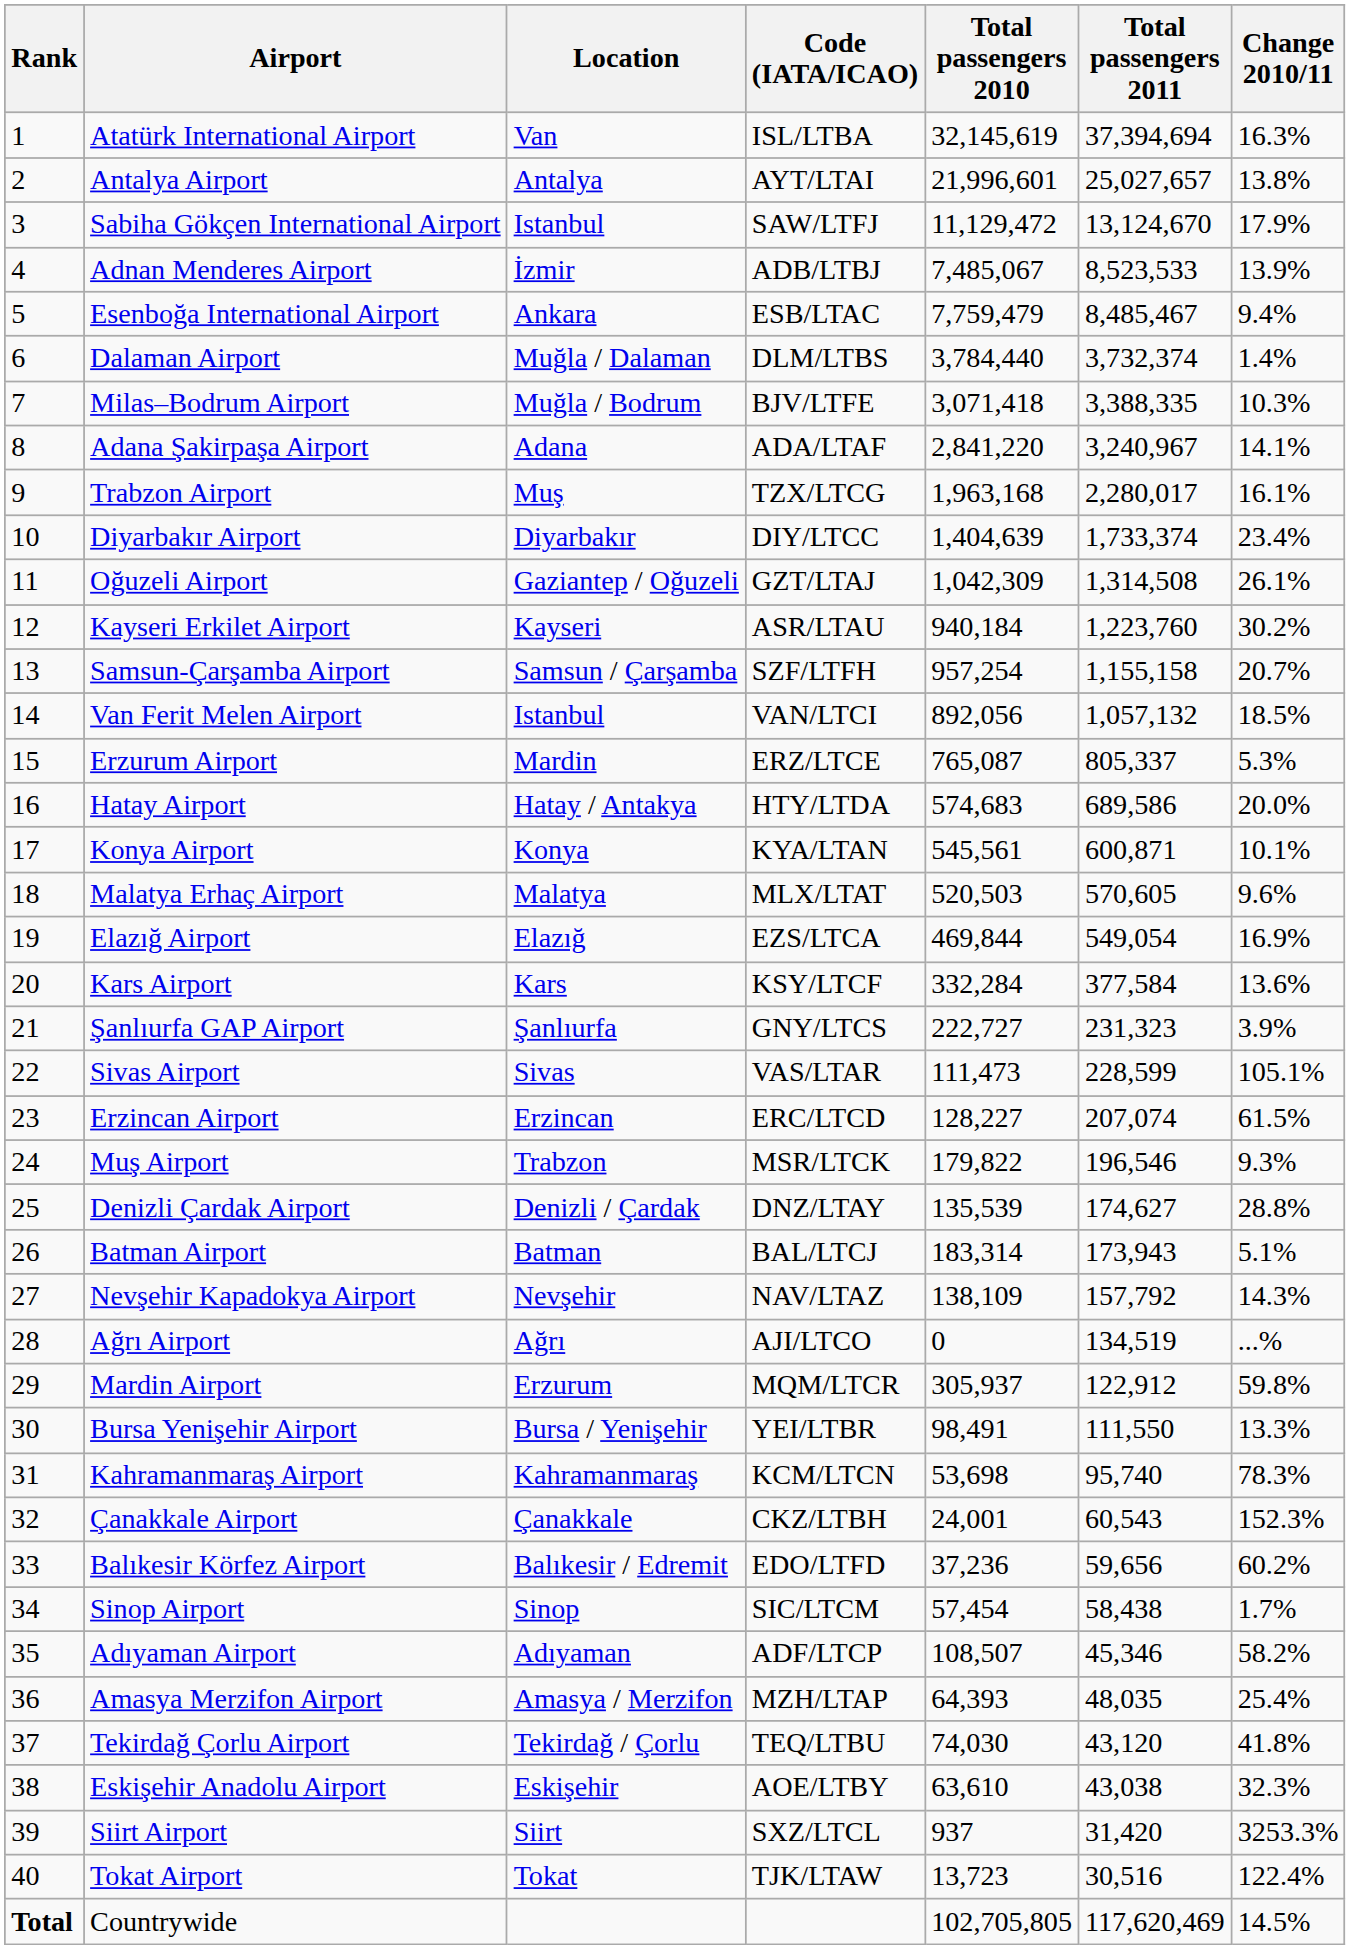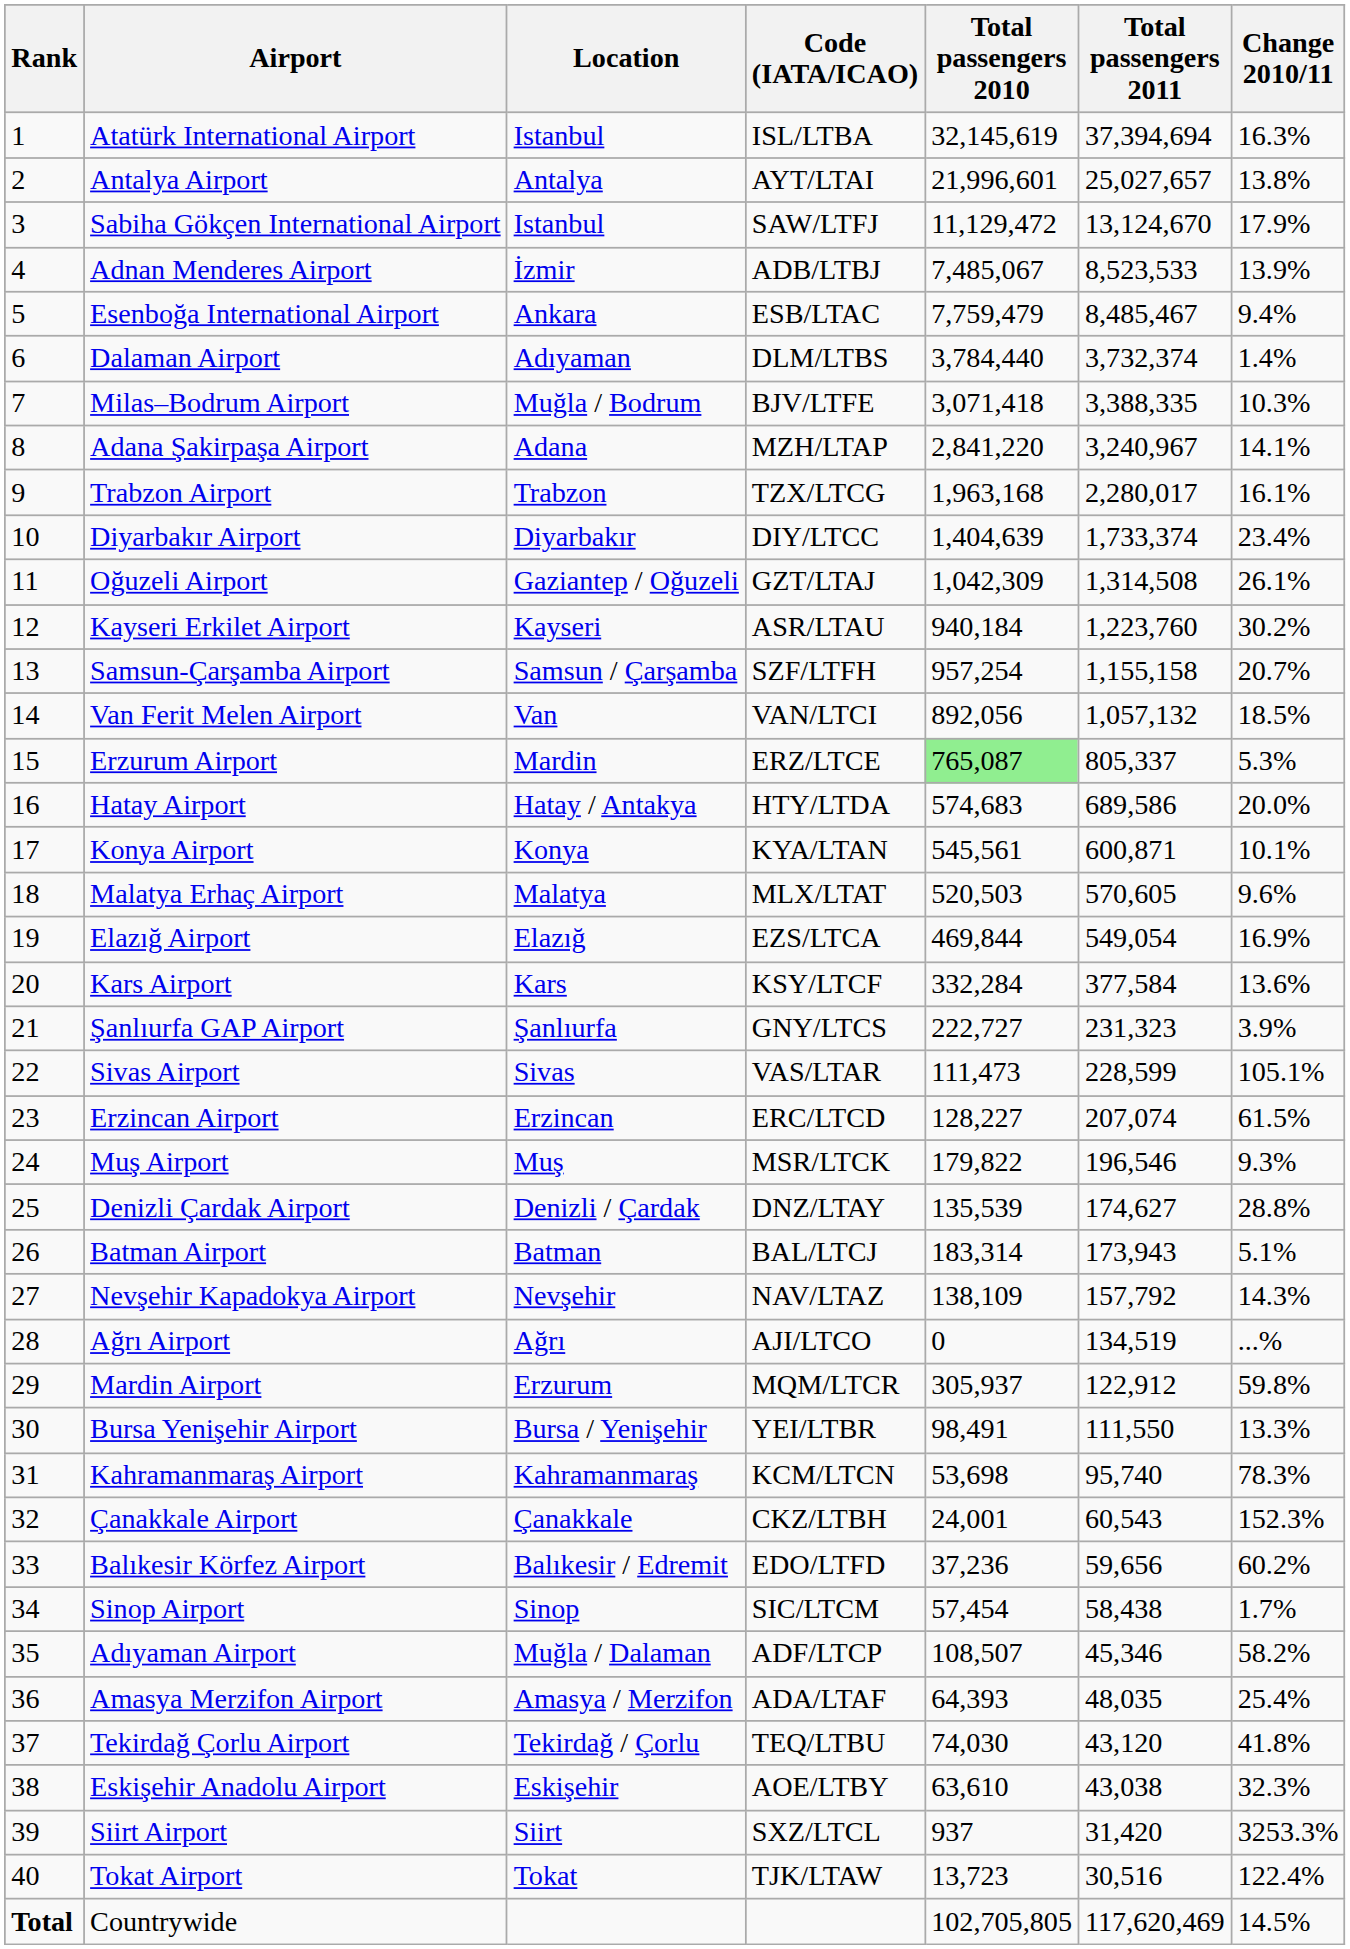(536, 134) Van -> (559, 134) Istanbul
(612, 358) Muğla / Dalaman -> (572, 358) Adıyaman
(819, 447) ADA/LTAF -> (820, 447) MZH/LTAP
(539, 492) Muş -> (560, 492) Trabzon
(559, 715) Istanbul -> (536, 715) Van
(977, 760) no background -> (977, 760) lightgreen background
(560, 1162) Trabzon -> (539, 1162) Muş
(572, 1653) Adıyaman -> (612, 1653) Muğla / Dalaman
(820, 1697) MZH/LTAP -> (819, 1697) ADA/LTAF
